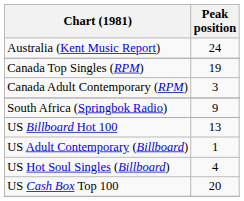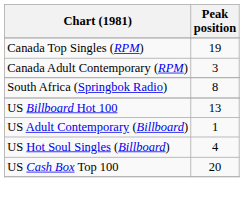- row: (84, 48)
(215, 107) 9 -> (215, 87) 8
